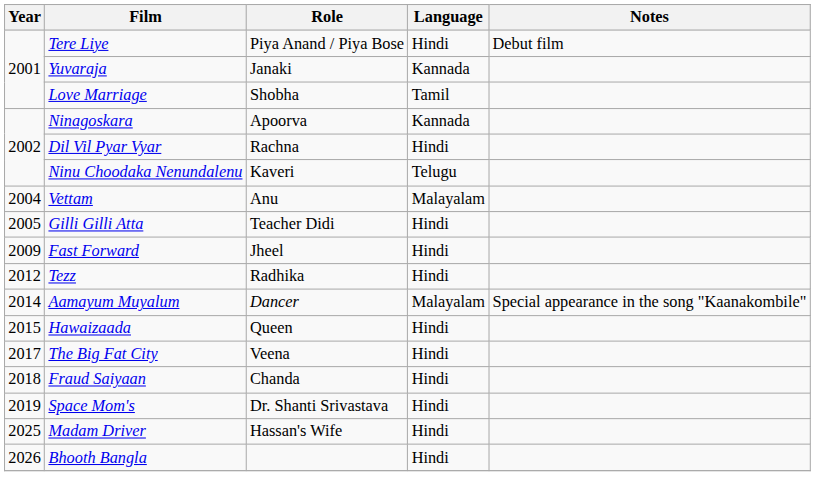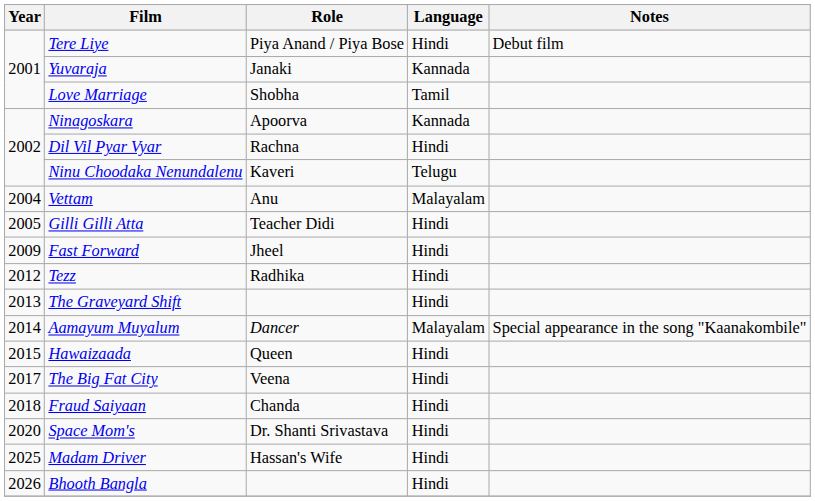+ row: (115, 302)
(25, 405) 2019 -> (25, 431) 2020
